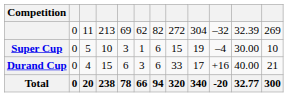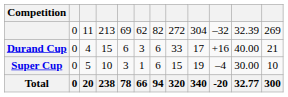rows swapped: (37, 48) <-> (37, 65)
